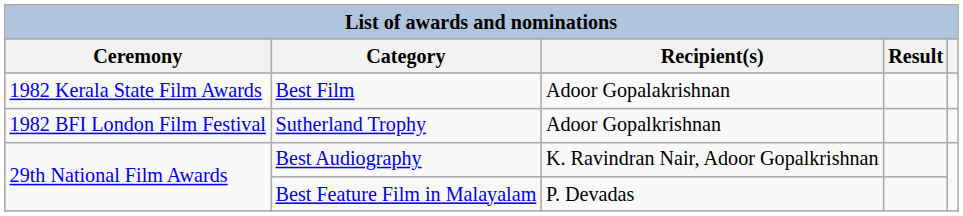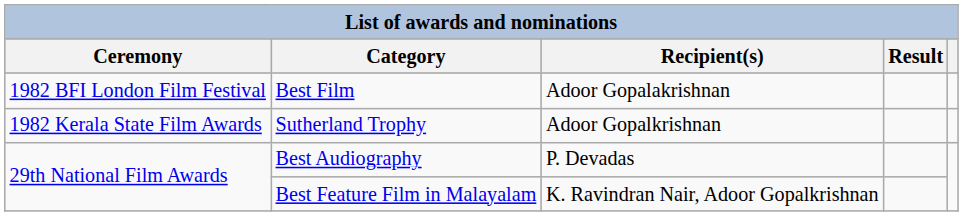(136, 90) 1982 Kerala State Film Awards -> (138, 90) 1982 BFI London Film Festival
(138, 124) 1982 BFI London Film Festival -> (136, 124) 1982 Kerala State Film Awards
(712, 159) K. Ravindran Nair, Adoor Gopalkrishnan -> (590, 159) P. Devadas
(590, 193) P. Devadas -> (712, 193) K. Ravindran Nair, Adoor Gopalkrishnan
